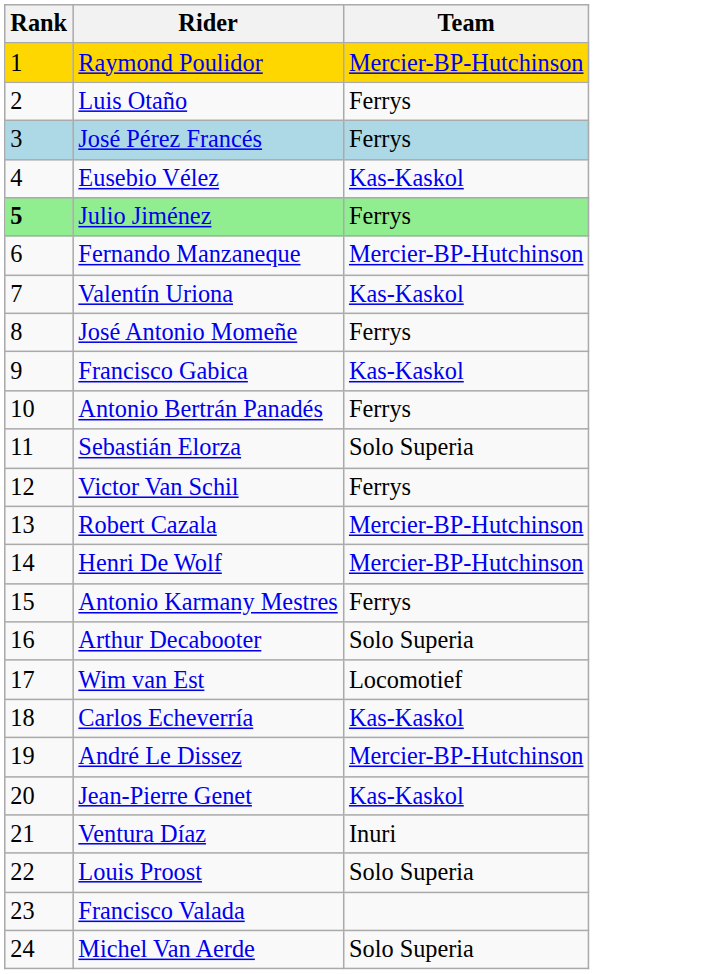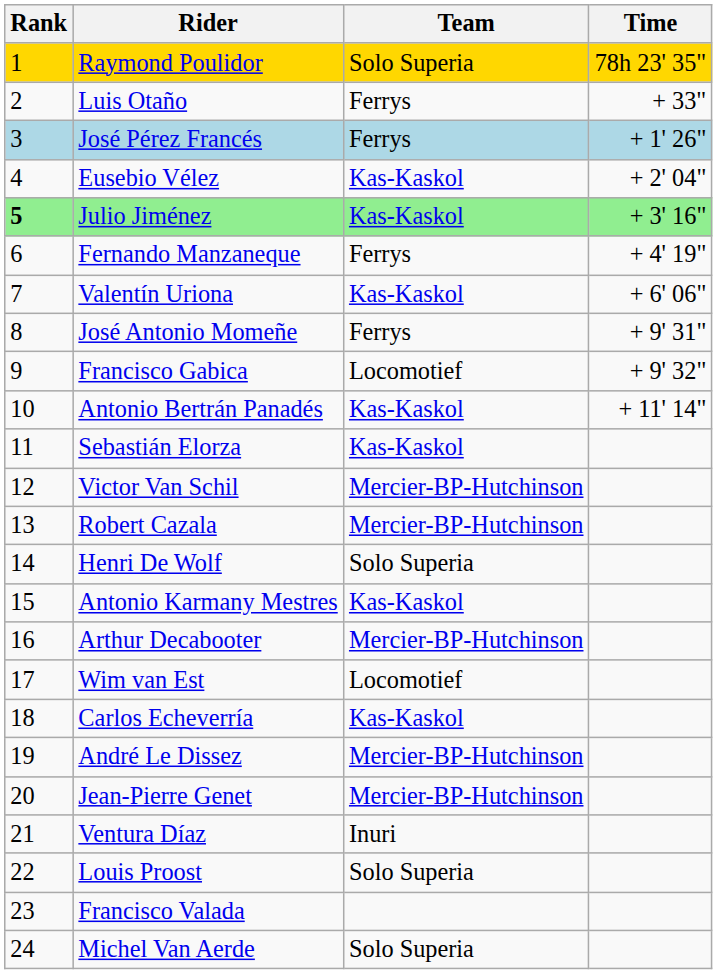+ column: (651, 23)
(466, 62) Mercier-BP-Hutchinson -> (411, 62) Solo Superia
(380, 216) Ferrys -> (406, 216) Kas-Kaskol
(466, 255) Mercier-BP-Hutchinson -> (380, 255) Ferrys
(406, 370) Kas-Kaskol -> (406, 370) Locomotief
(380, 409) Ferrys -> (406, 409) Kas-Kaskol
(411, 448) Solo Superia -> (406, 448) Kas-Kaskol
(380, 486) Ferrys -> (466, 486) Mercier-BP-Hutchinson
(466, 563) Mercier-BP-Hutchinson -> (411, 563) Solo Superia
(380, 602) Ferrys -> (406, 602) Kas-Kaskol
(411, 640) Solo Superia -> (466, 640) Mercier-BP-Hutchinson
(406, 795) Kas-Kaskol -> (466, 795) Mercier-BP-Hutchinson
